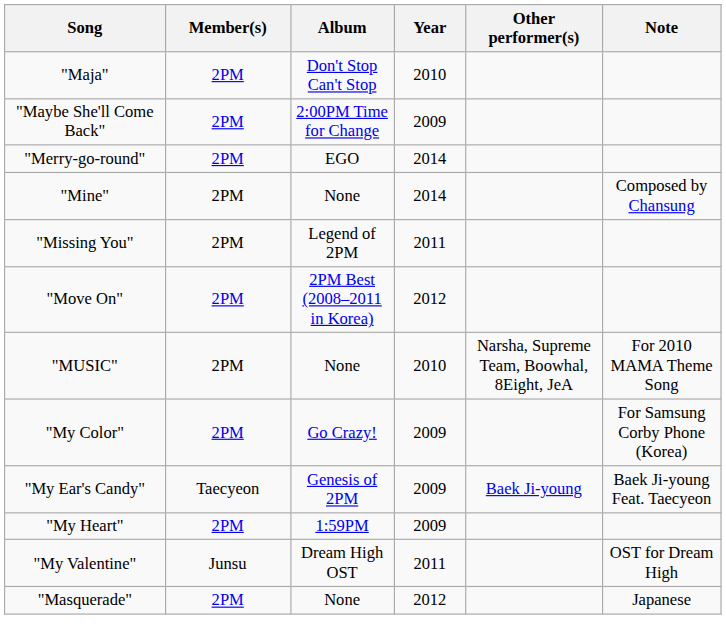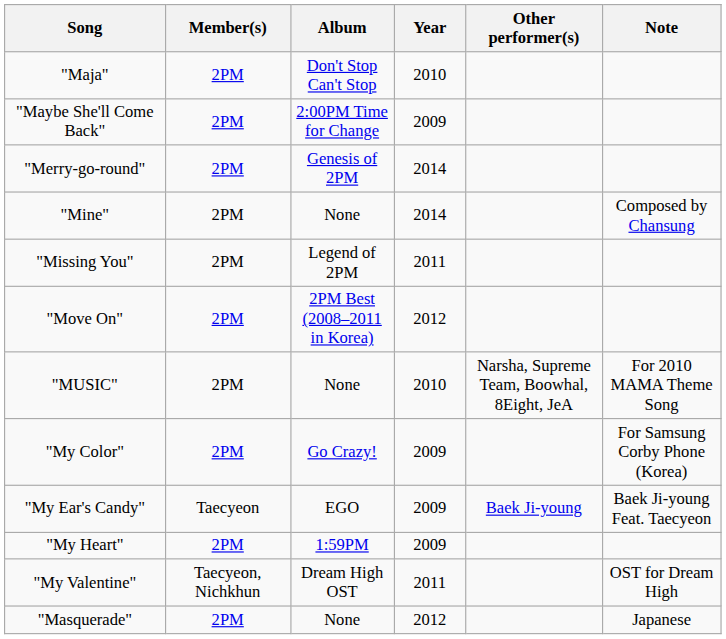(342, 158) EGO -> (342, 168) Genesis of 2PM
(342, 488) Genesis of 2PM -> (342, 508) EGO
(228, 562) Junsu -> (228, 582) Taecyeon, Nichkhun
